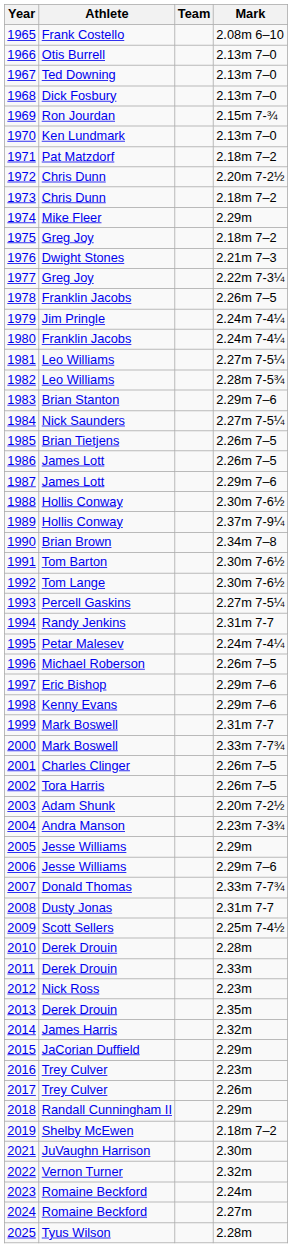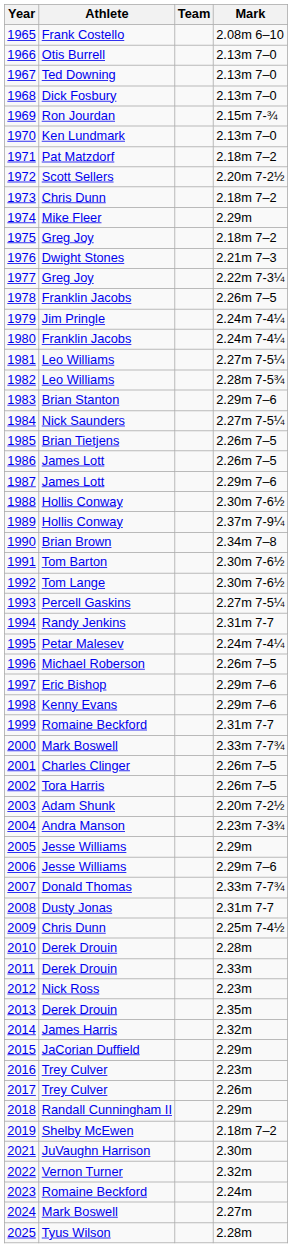(74, 177) Chris Dunn -> (78, 177) Scott Sellers
(80, 725) Mark Boswell -> (94, 725) Romaine Beckford
(78, 928) Scott Sellers -> (74, 928) Chris Dunn
(94, 1212) Romaine Beckford -> (80, 1212) Mark Boswell
